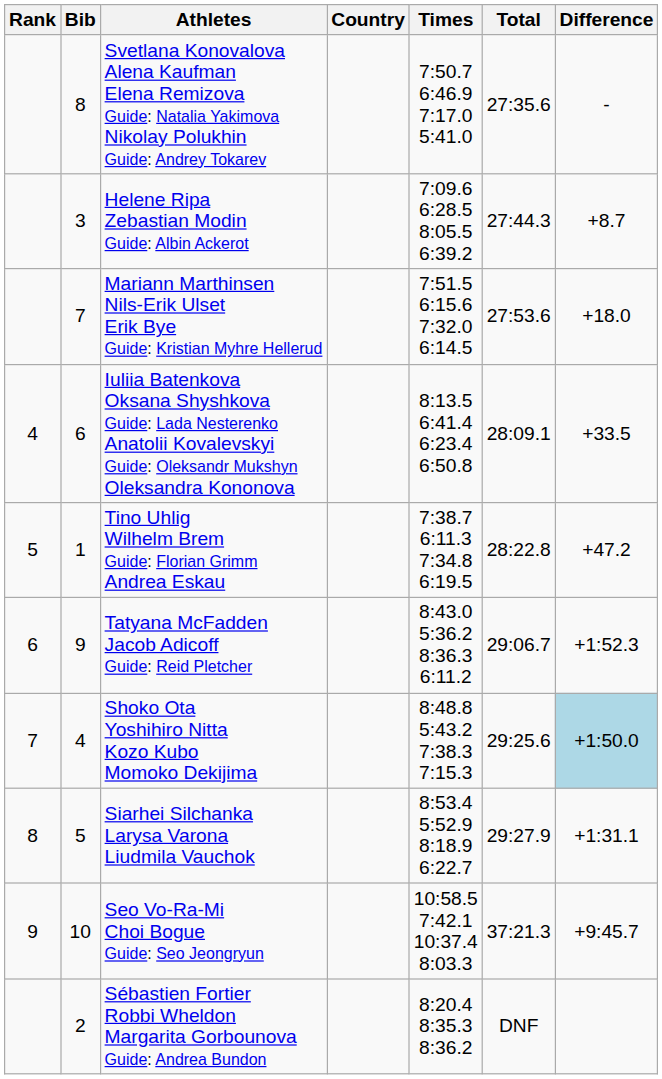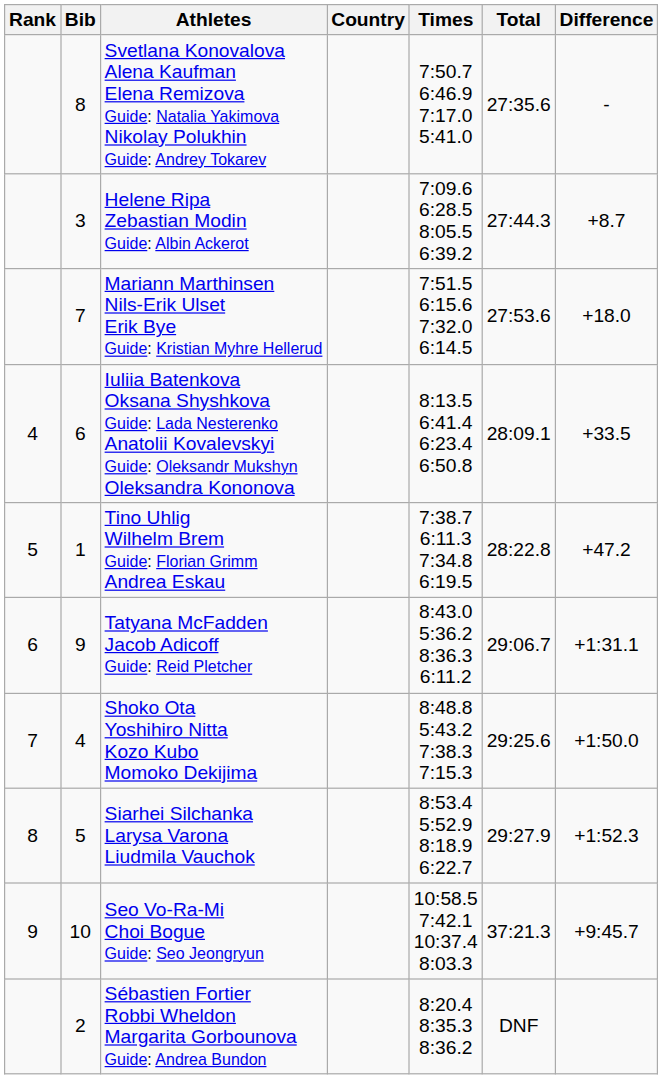(606, 645) +1:52.3 -> (606, 645) +1:31.1
(606, 740) lightblue background -> (606, 740) no background
(606, 835) +1:31.1 -> (606, 835) +1:52.3
